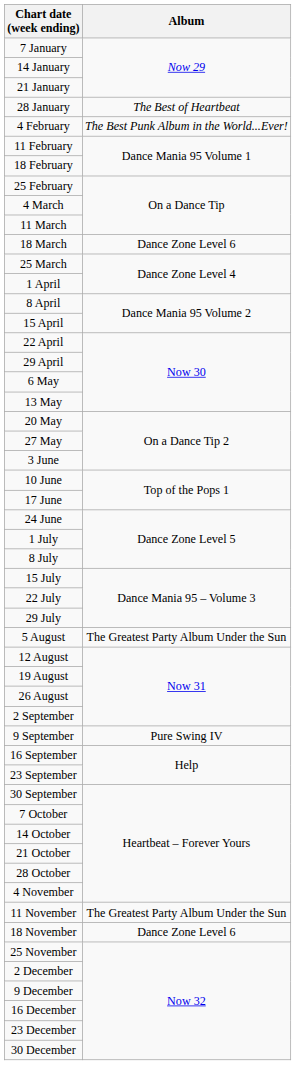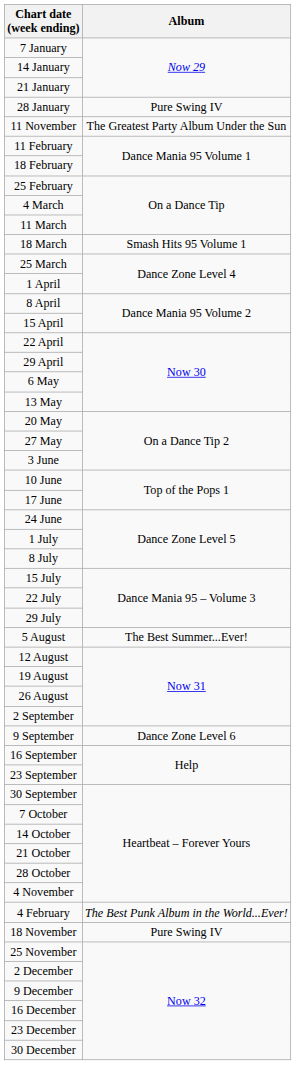(186, 106) The Best of Heartbeat -> (186, 106) Pure Swing IV
rows swapped: (43, 126) <-> (43, 911)
(186, 243) Dance Zone Level 6 -> (186, 243) Smash Hits 95 Volume 1
(186, 636) The Greatest Party Album Under the Sun -> (186, 636) The Best Summer...Ever!
(186, 735) Pure Swing IV -> (186, 735) Dance Zone Level 6
(186, 931) Dance Zone Level 6 -> (186, 931) Pure Swing IV
